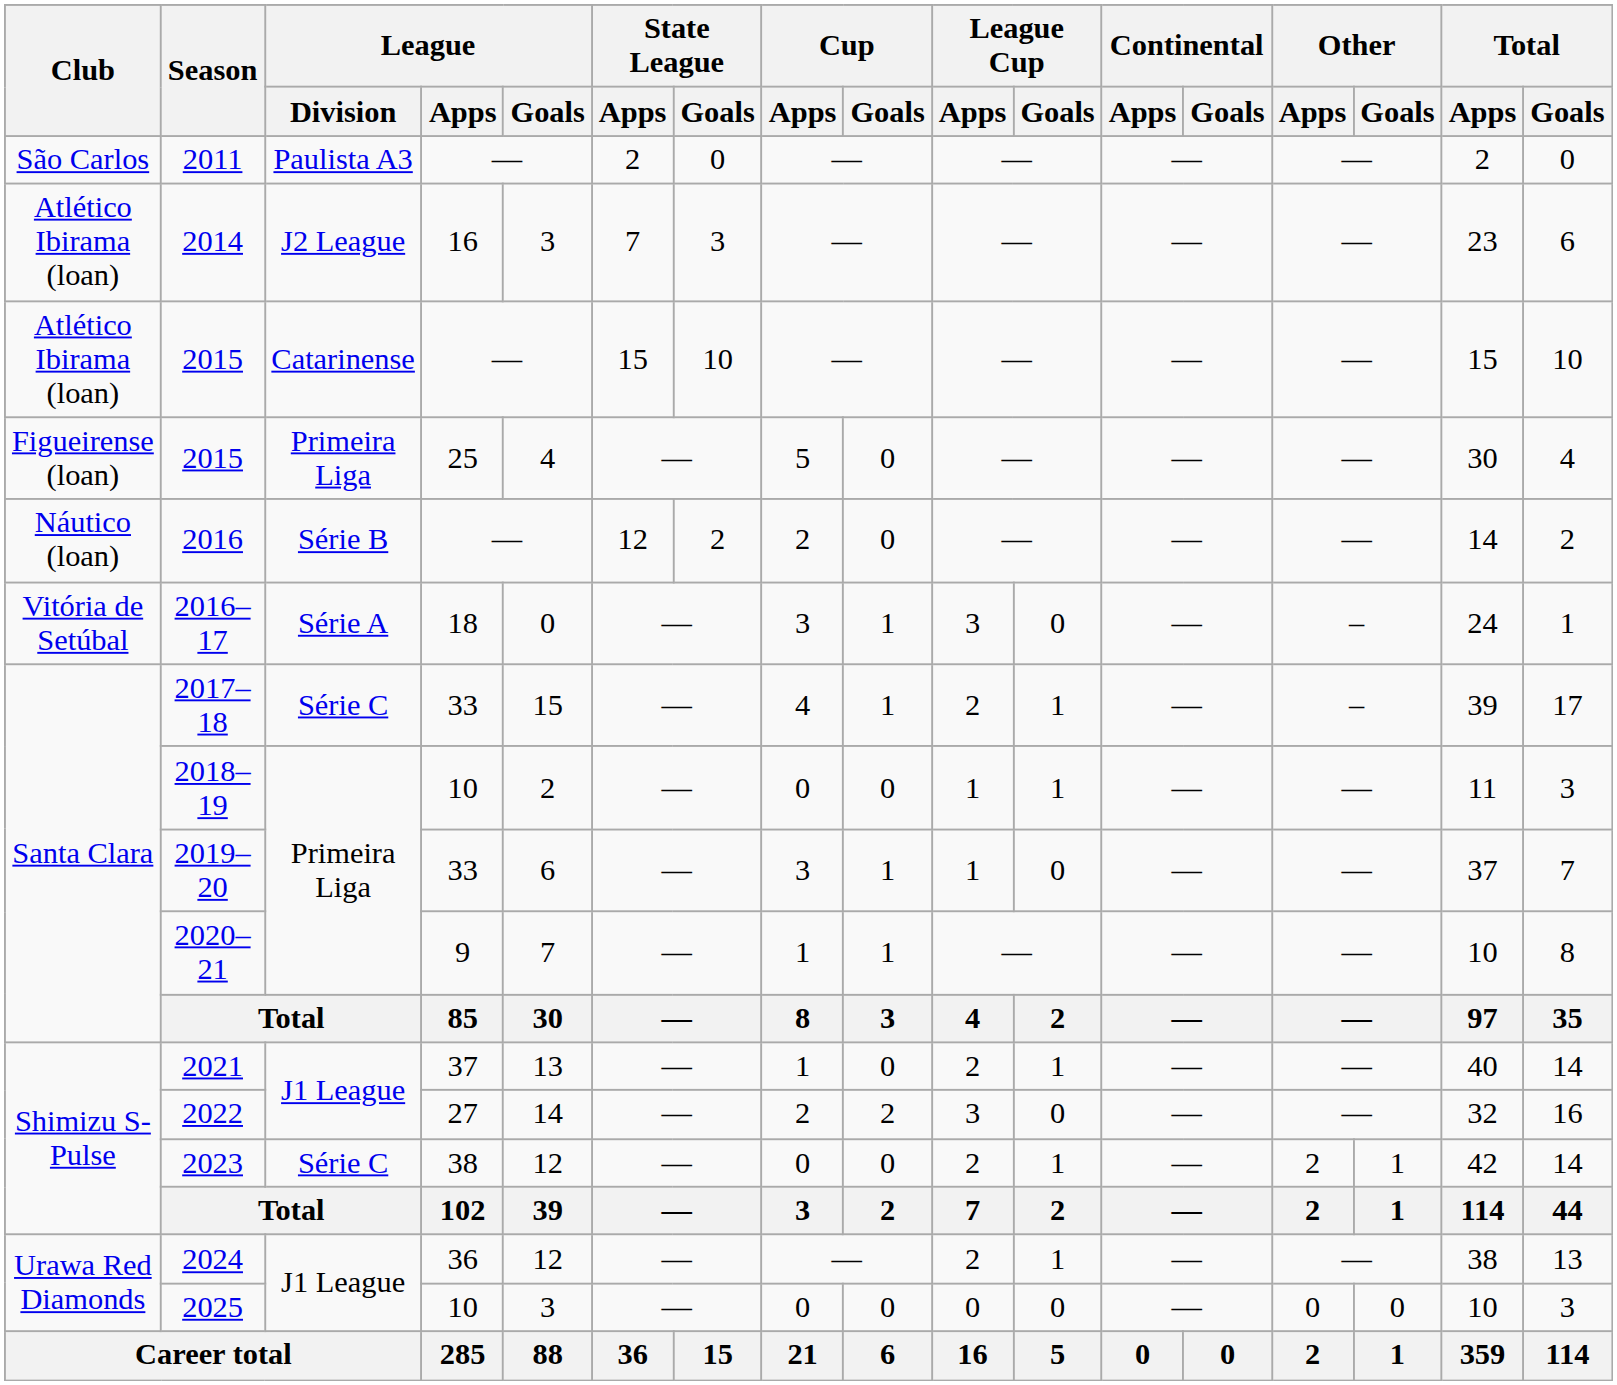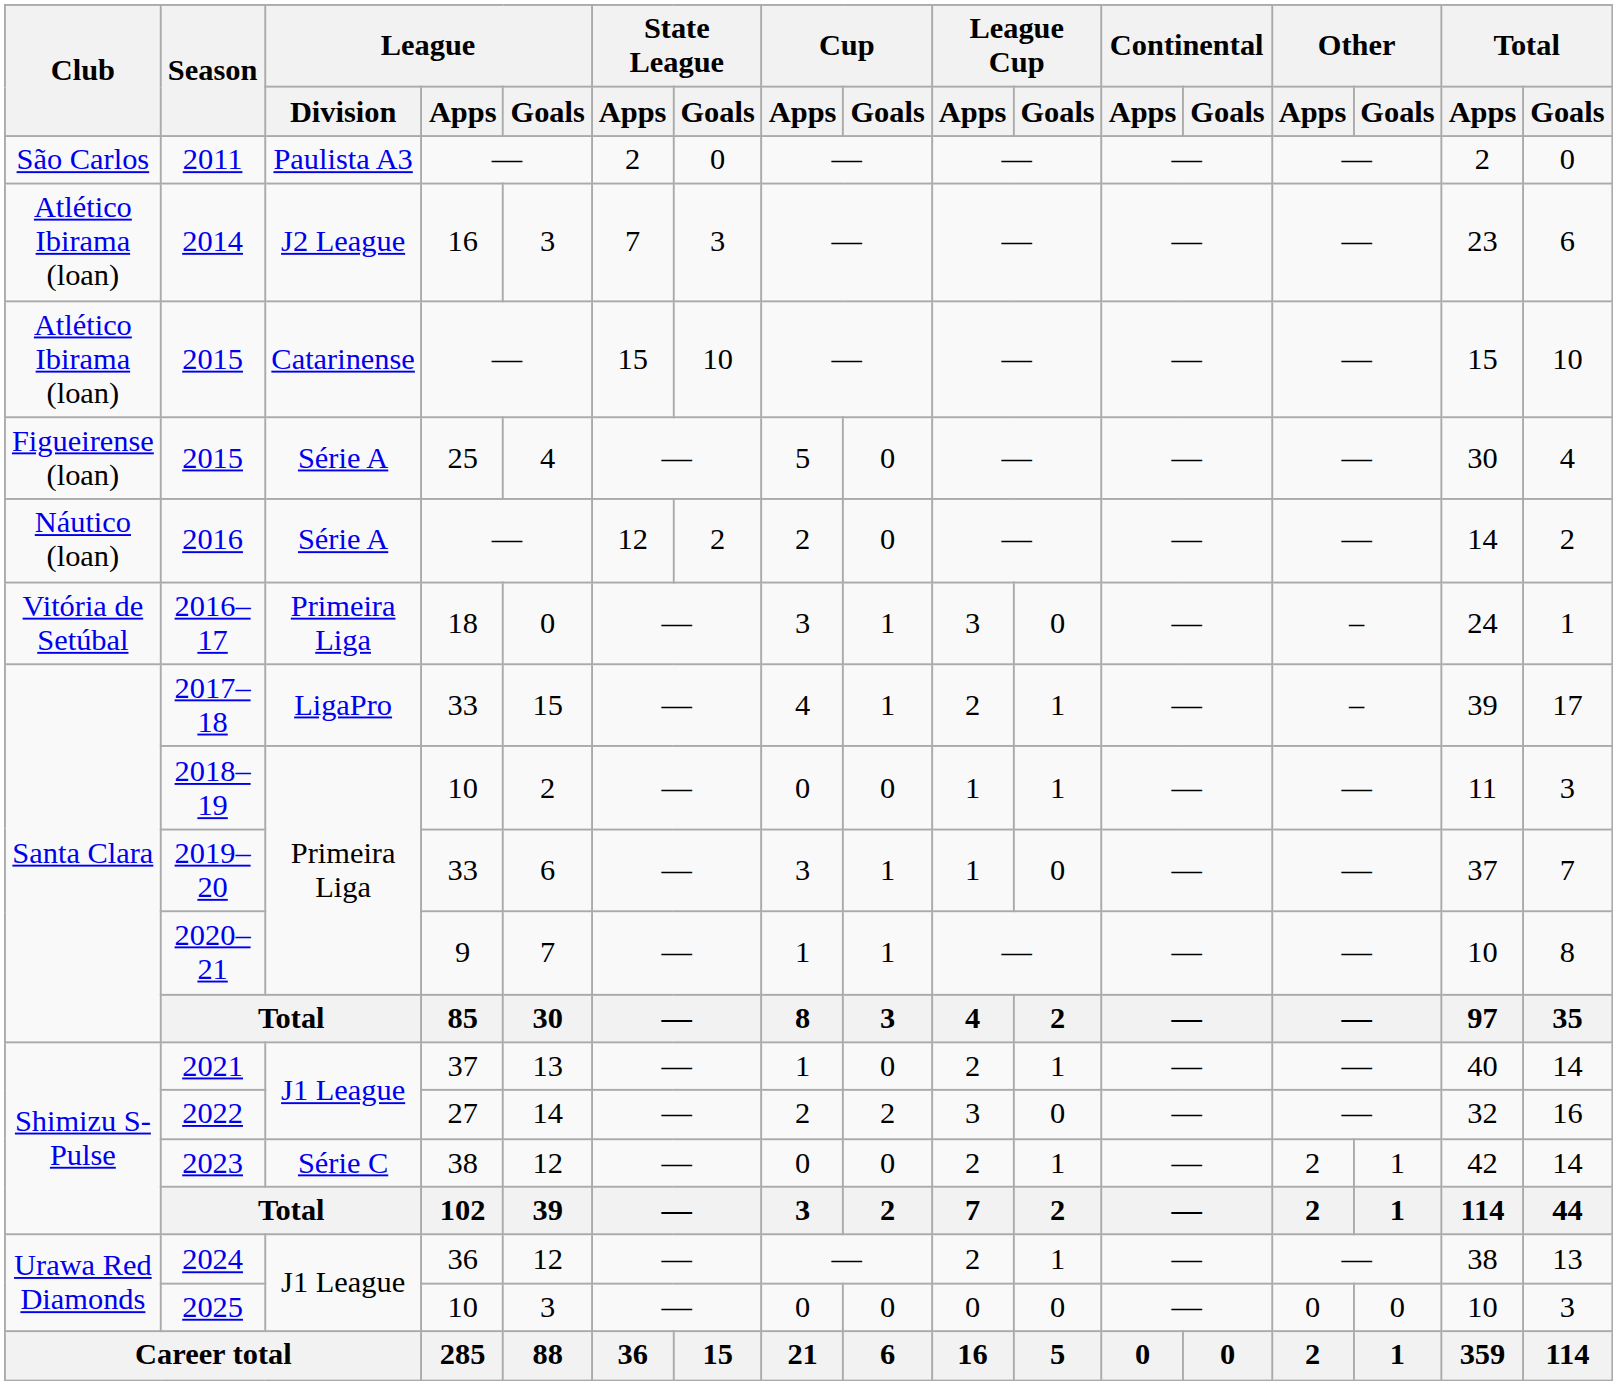(343, 457) Primeira Liga -> (343, 457) Série A
(343, 540) Série B -> (343, 540) Série A
(343, 622) Série A -> (343, 622) Primeira Liga
(343, 705) Série C -> (343, 705) LigaPro
